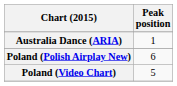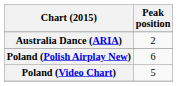(153, 40) 1 -> (153, 40) 2
